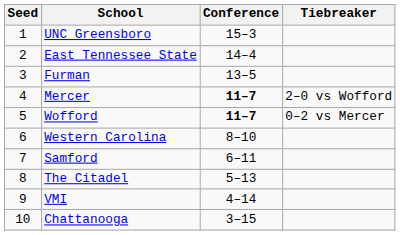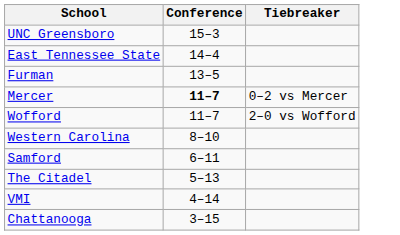- column: (23, 15)
(339, 97) 2–0 vs Wofford -> (298, 97) 0–2 vs Mercer
(241, 118) bold -> (204, 118) normal
(335, 118) 0–2 vs Mercer -> (302, 118) 2–0 vs Wofford
